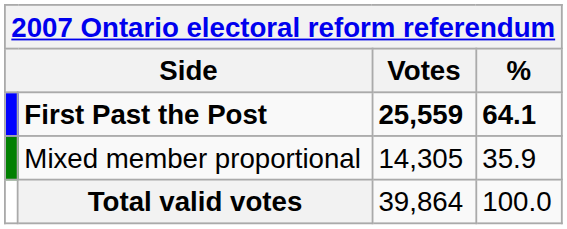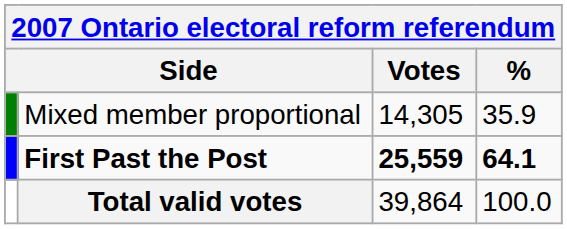rows swapped: (146, 115) <-> (193, 158)
